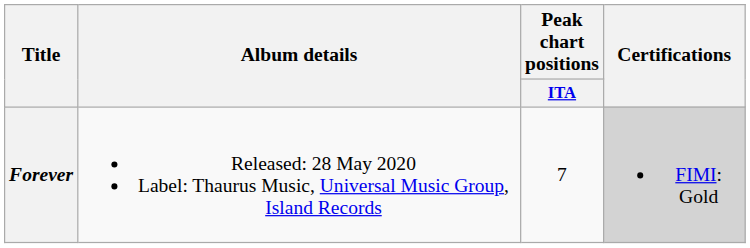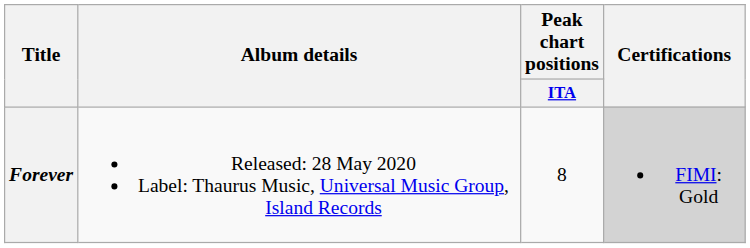(562, 174) 7 -> (562, 174) 8
